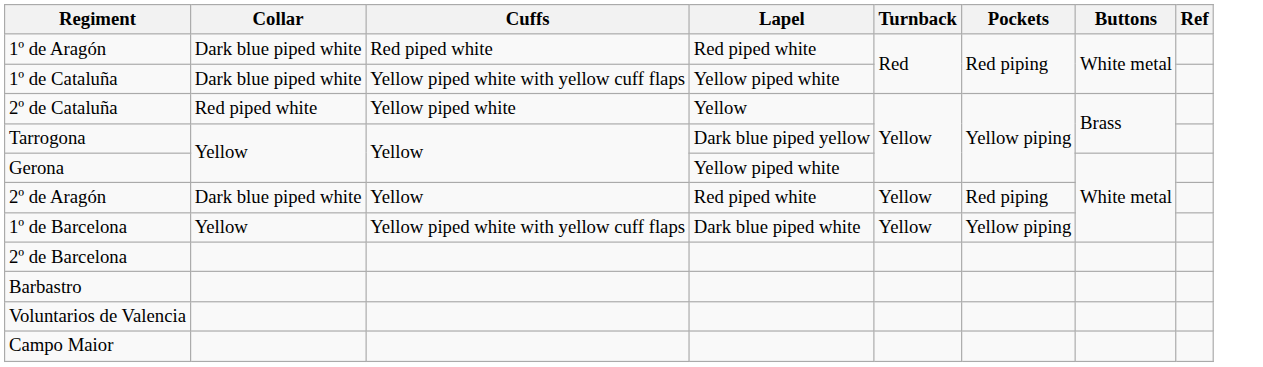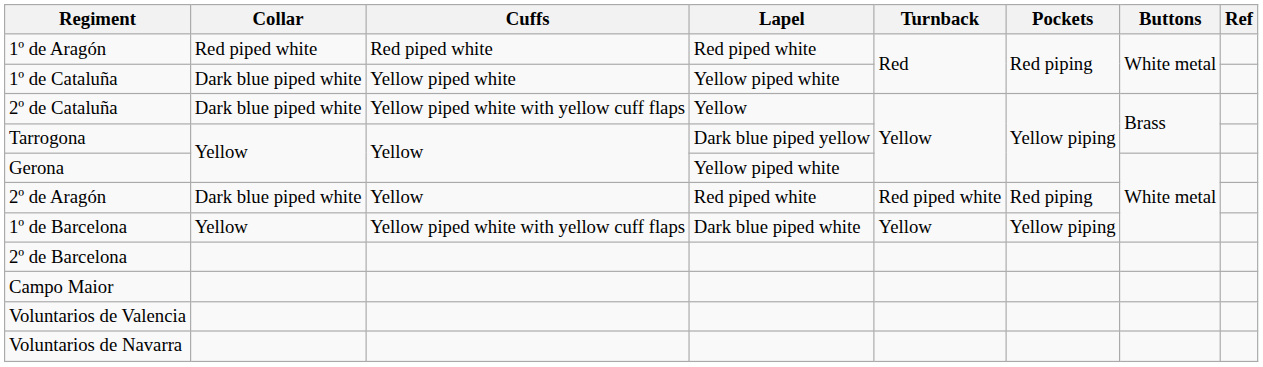(278, 49) Dark blue piped white -> (256, 49) Red piped white
(528, 78) Yellow piped white with yellow cuff flaps -> (443, 78) Yellow piped white
(256, 108) Red piped white -> (278, 108) Dark blue piped white
(443, 108) Yellow piped white -> (528, 108) Yellow piped white with yellow cuff flaps
(905, 197) Yellow -> (940, 197) Red piped white
- row: (45, 286)
rows swapped: (97, 316) <-> (61, 345)
+ row: (96, 345)
